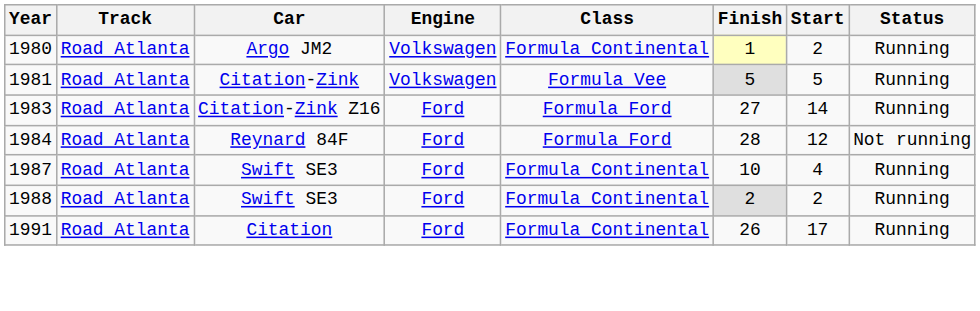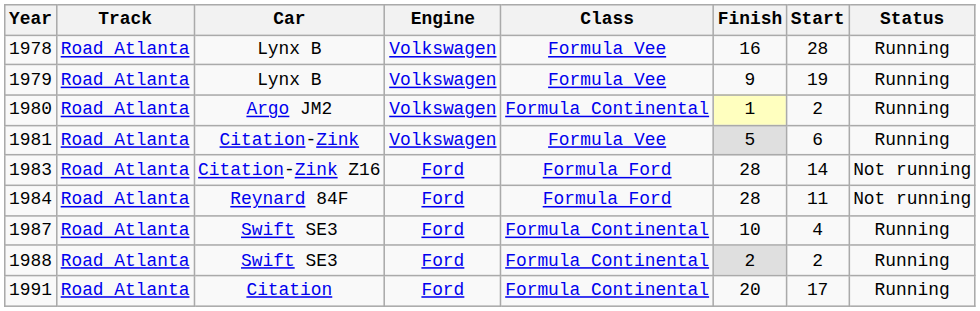+ row: (31, 50)
+ row: (31, 80)
(818, 80) 5 -> (818, 140) 6
(750, 110) 27 -> (750, 170) 28
(912, 110) Running -> (912, 170) Not running
(818, 140) 12 -> (818, 200) 11
(750, 230) 26 -> (750, 290) 20
